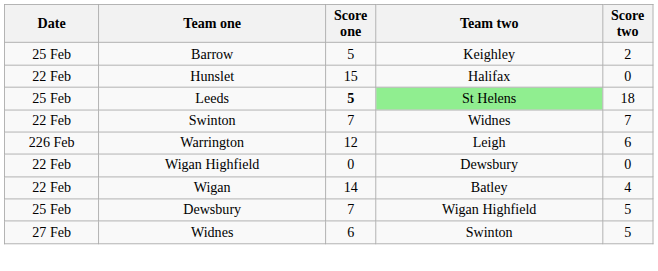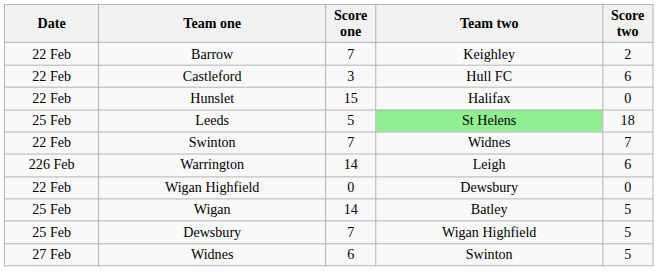(52, 53) 25 Feb -> (52, 53) 22 Feb
(351, 53) 5 -> (351, 53) 7
+ row: (212, 76)
(351, 98) bold -> (351, 120) normal
(351, 143) 12 -> (351, 165) 14
(52, 187) 22 Feb -> (52, 210) 25 Feb
(628, 187) 4 -> (628, 210) 5
